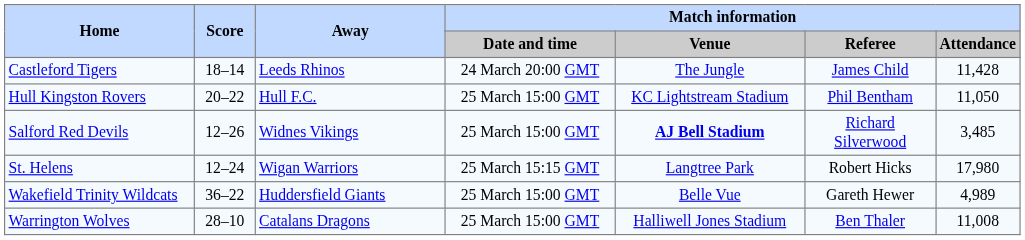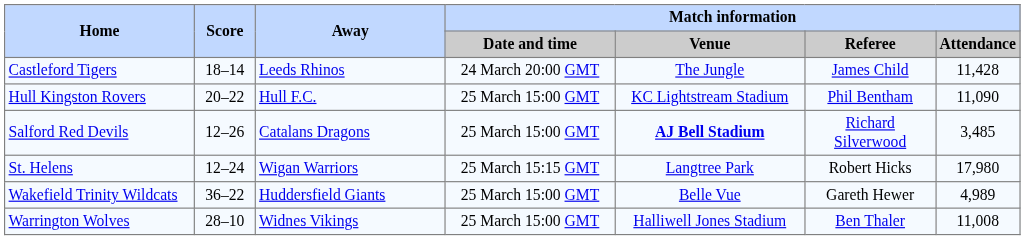(978, 97) 11,050 -> (978, 97) 11,090
(309, 132) Widnes Vikings -> (314, 132) Catalans Dragons
(314, 221) Catalans Dragons -> (309, 221) Widnes Vikings
